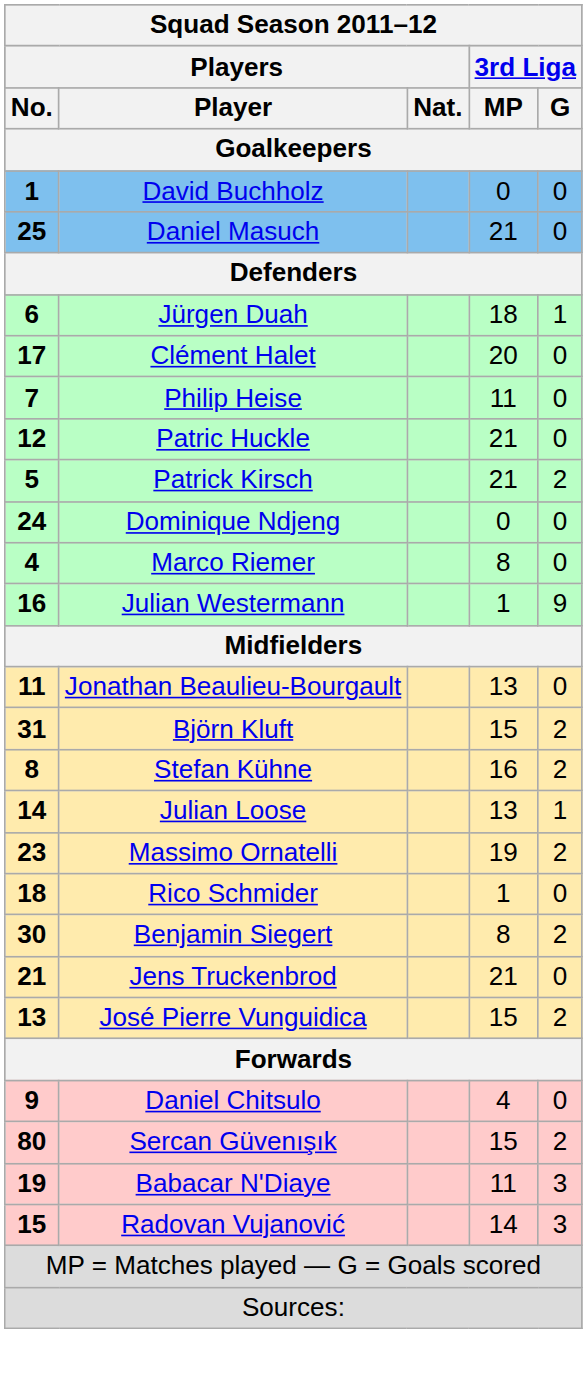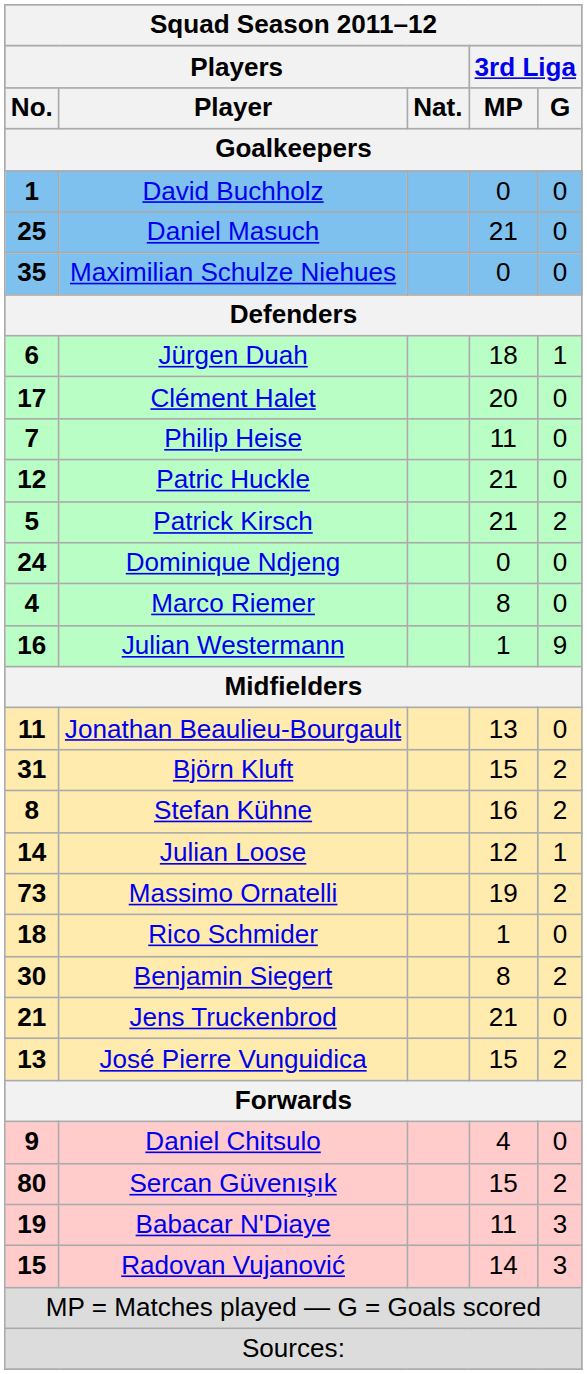+ row: (233, 273)
(503, 811) 13 -> (503, 852) 12
(32, 852) 23 -> (32, 893) 73
